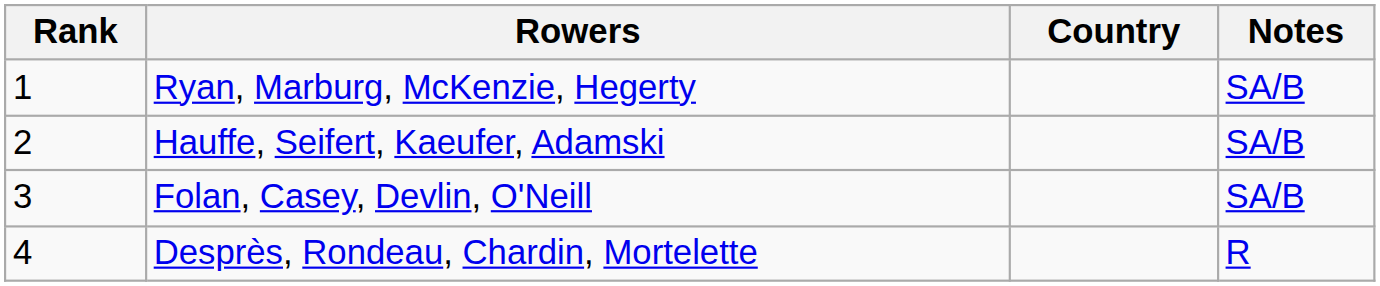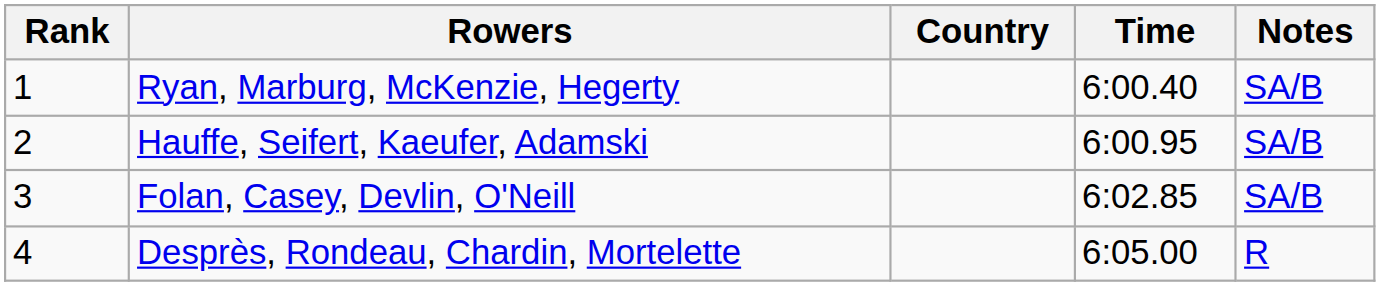+ column: (1155, 32)
